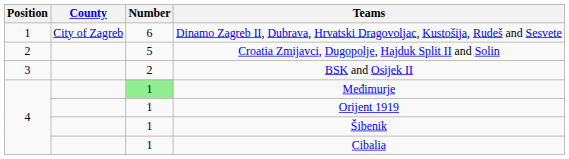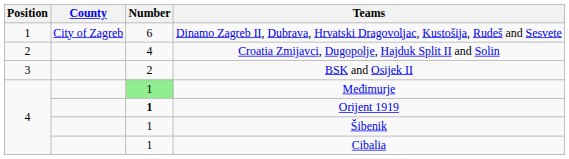(150, 51) 5 -> (150, 51) 4
(150, 107) normal -> (150, 107) bold
